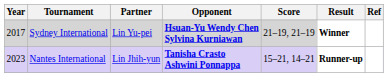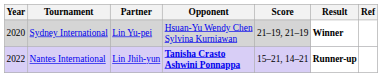(16, 33) 2017 -> (16, 33) 2020
(212, 33) bold -> (209, 33) normal
(16, 60) 2023 -> (16, 60) 2022
